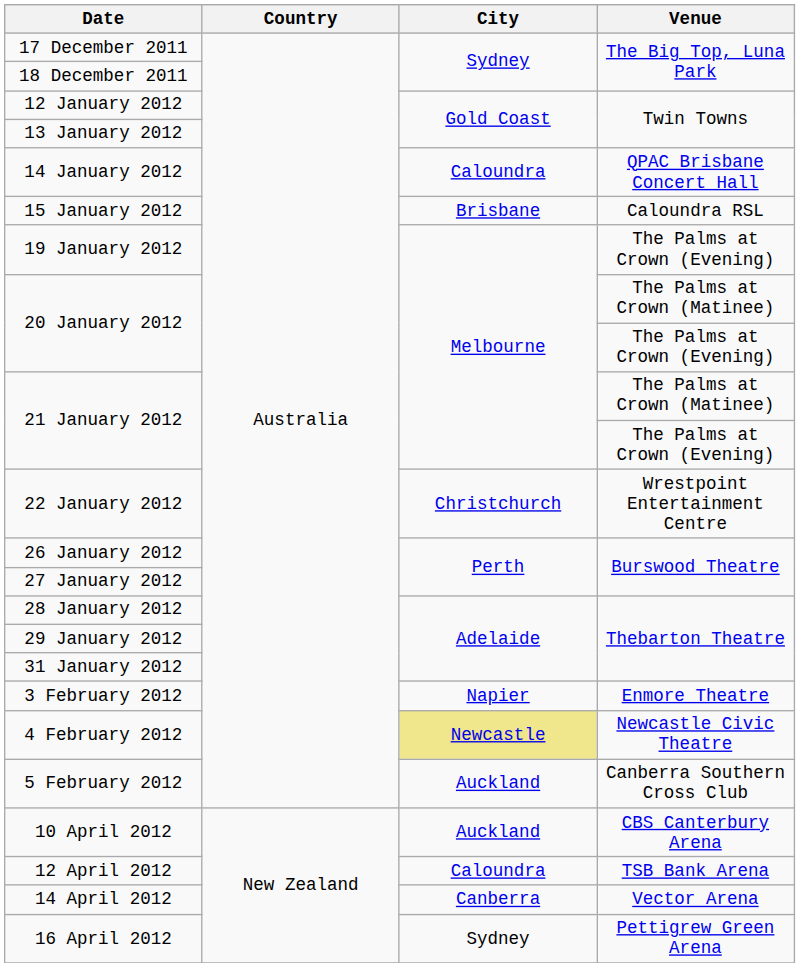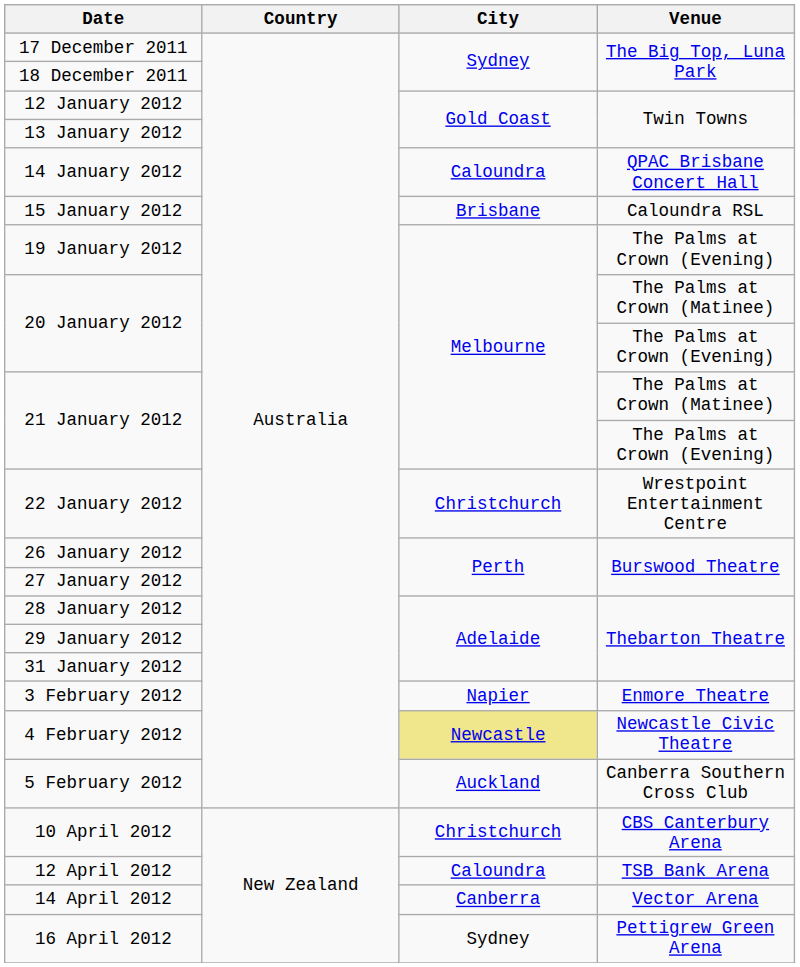(498, 832) Auckland -> (498, 832) Christchurch
